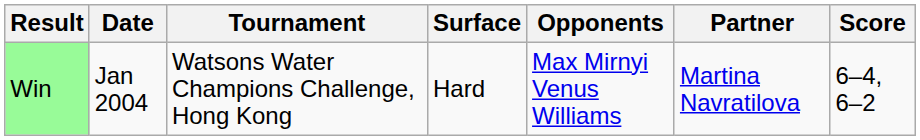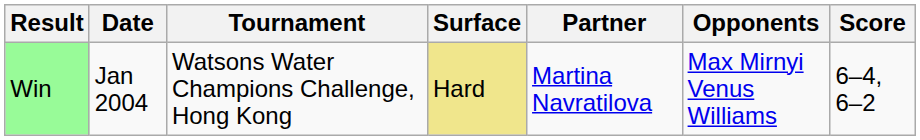columns swapped: (752, 23) <-> (600, 23)
(459, 88) no background -> (459, 88) khaki background
